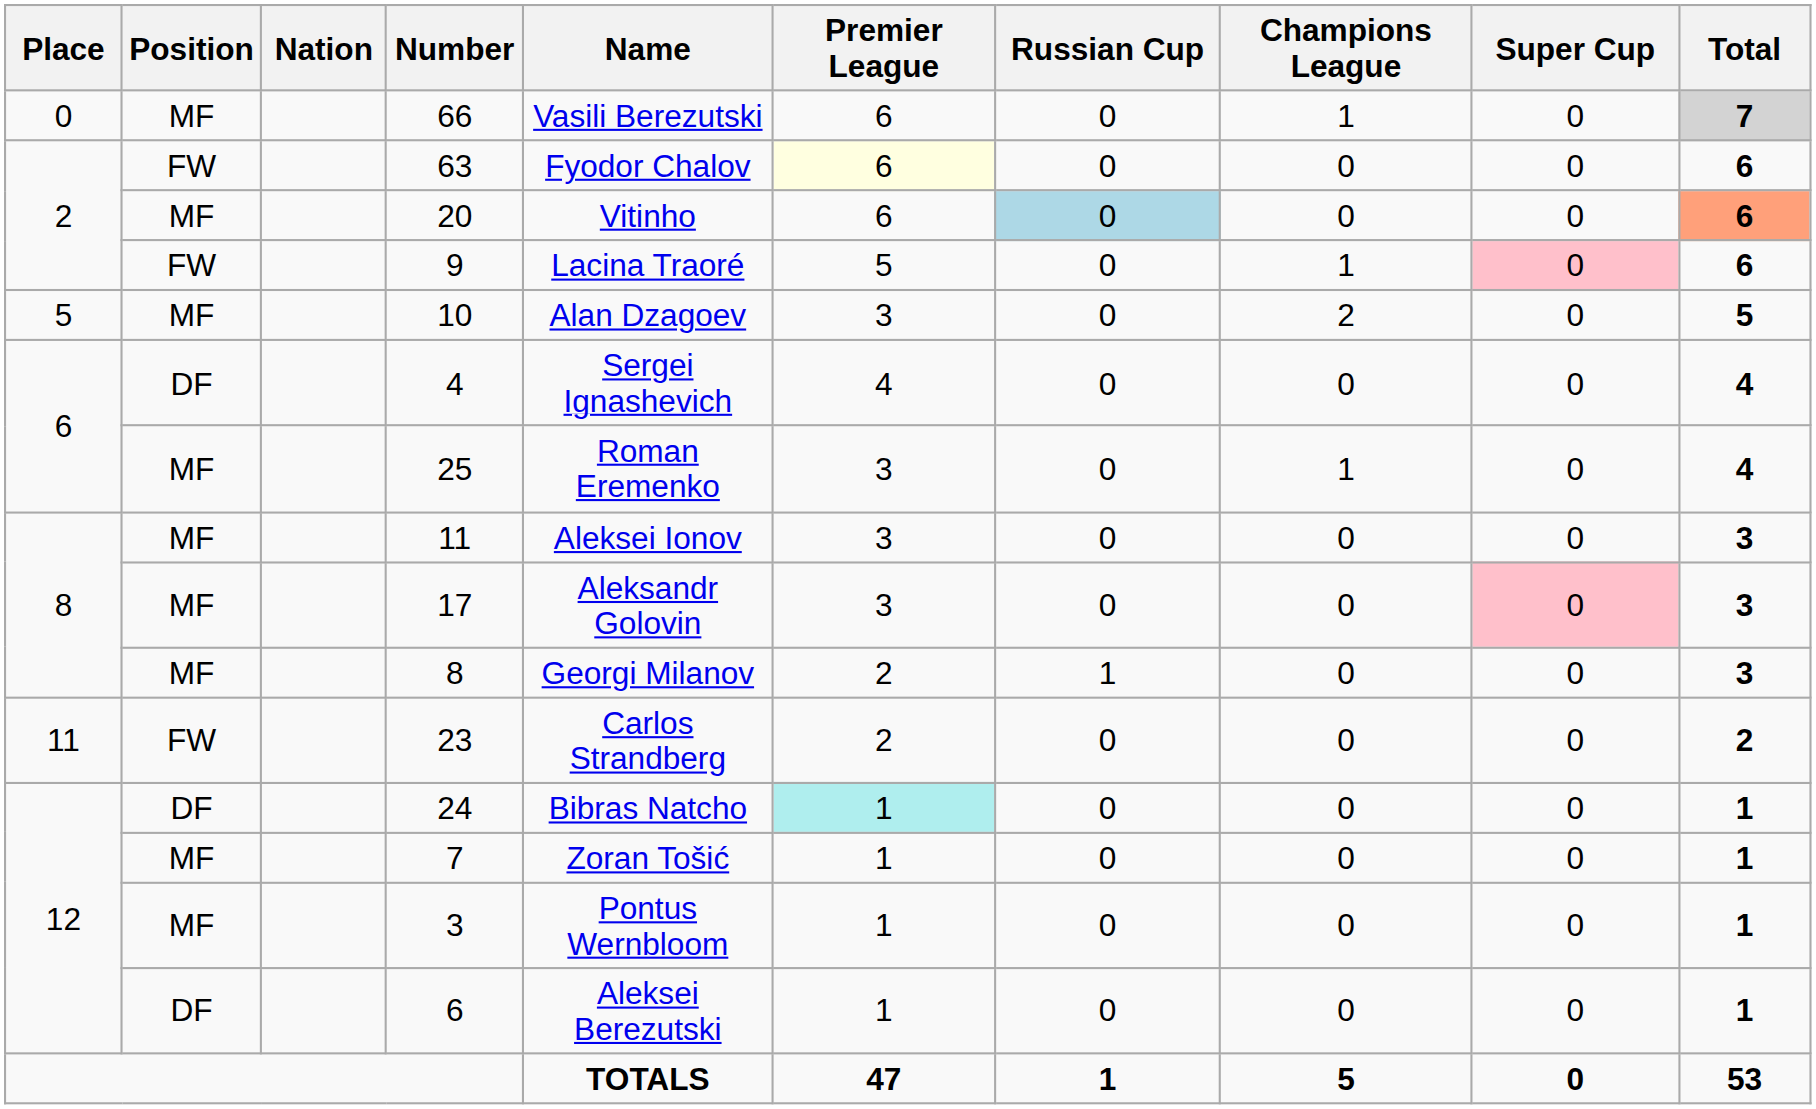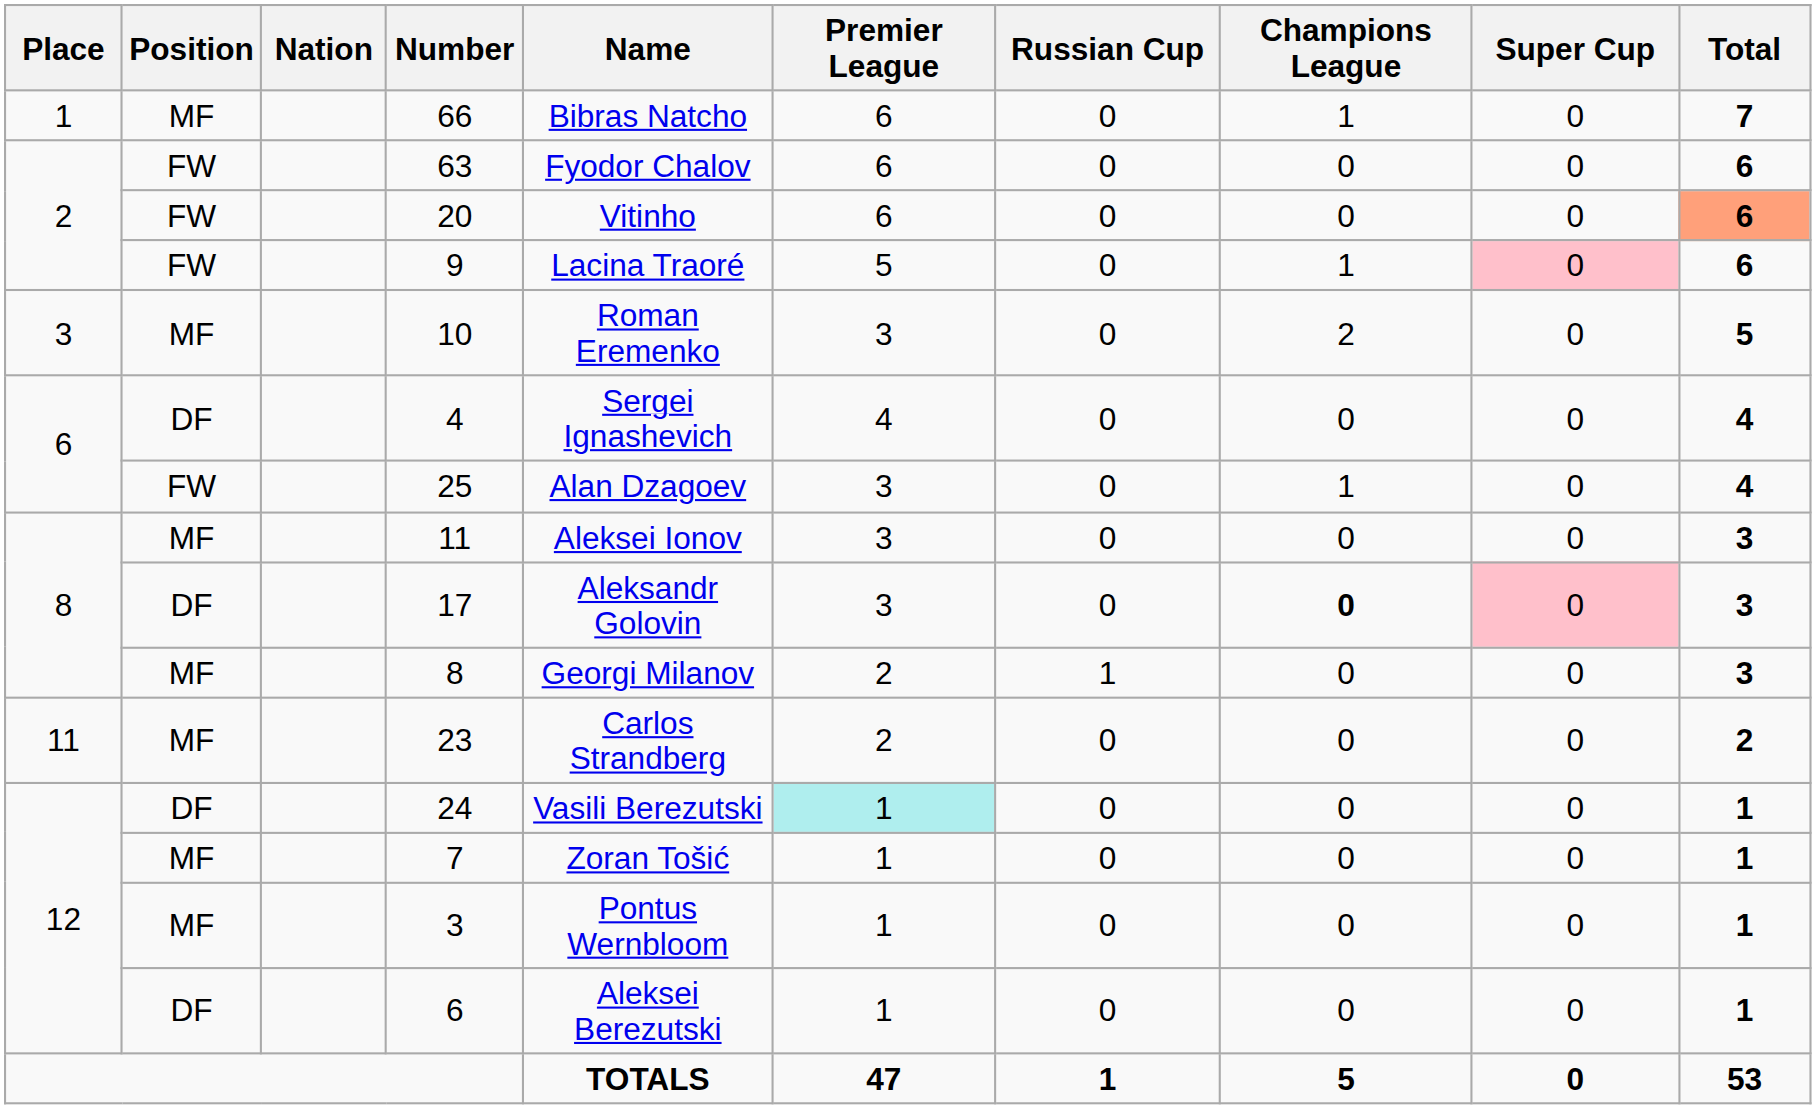(63, 116) 0 -> (63, 116) 1
(648, 116) Vasili Berezutski -> (648, 116) Bibras Natcho
(1744, 116) lightgrey background -> (1744, 116) no background
(884, 166) lightyellow background -> (884, 166) no background
(192, 216) MF -> (192, 216) FW
(1108, 216) lightblue background -> (1108, 216) no background
(63, 316) 5 -> (63, 334) 3
(648, 316) Alan Dzagoev -> (648, 334) Roman Eremenko
(192, 469) MF -> (192, 487) FW
(648, 469) Roman Eremenko -> (648, 487) Alan Dzagoev
(192, 604) MF -> (192, 604) DF
(1346, 604) normal -> (1346, 604) bold
(192, 740) FW -> (192, 740) MF
(648, 808) Bibras Natcho -> (648, 808) Vasili Berezutski
